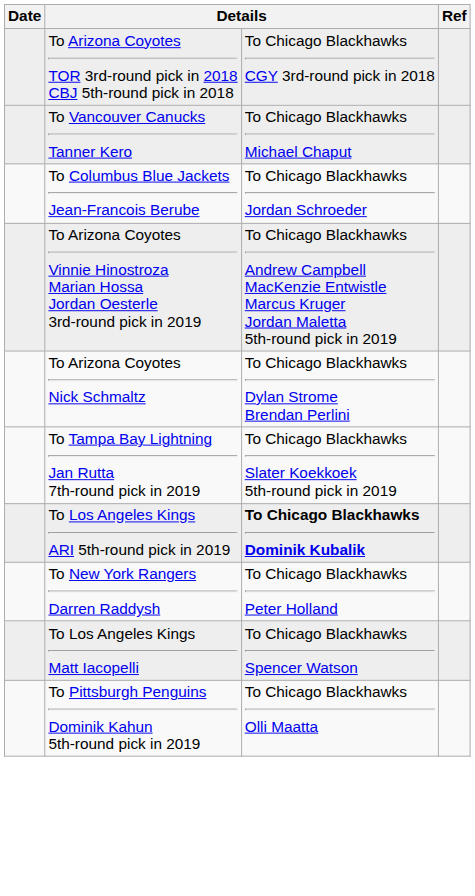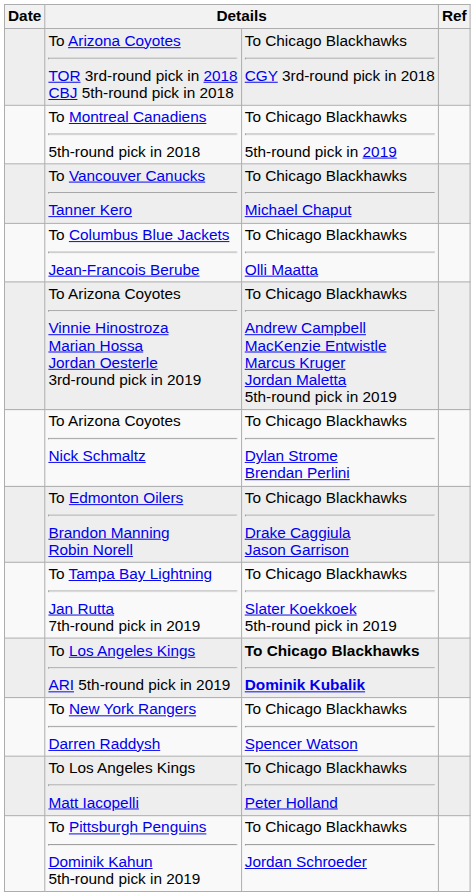+ row: (143, 134)
(340, 193) To Chicago Blackhawks Jordan Schroeder -> (340, 252) To Chicago Blackhawks Olli Maatta
+ row: (143, 524)
(340, 591) To Chicago Blackhawks Peter Holland -> (340, 726) To Chicago Blackhawks Spencer Watson
(340, 650) To Chicago Blackhawks Spencer Watson -> (340, 785) To Chicago Blackhawks Peter Holland
(340, 709) To Chicago Blackhawks Olli Maatta -> (340, 844) To Chicago Blackhawks Jordan Schroeder
